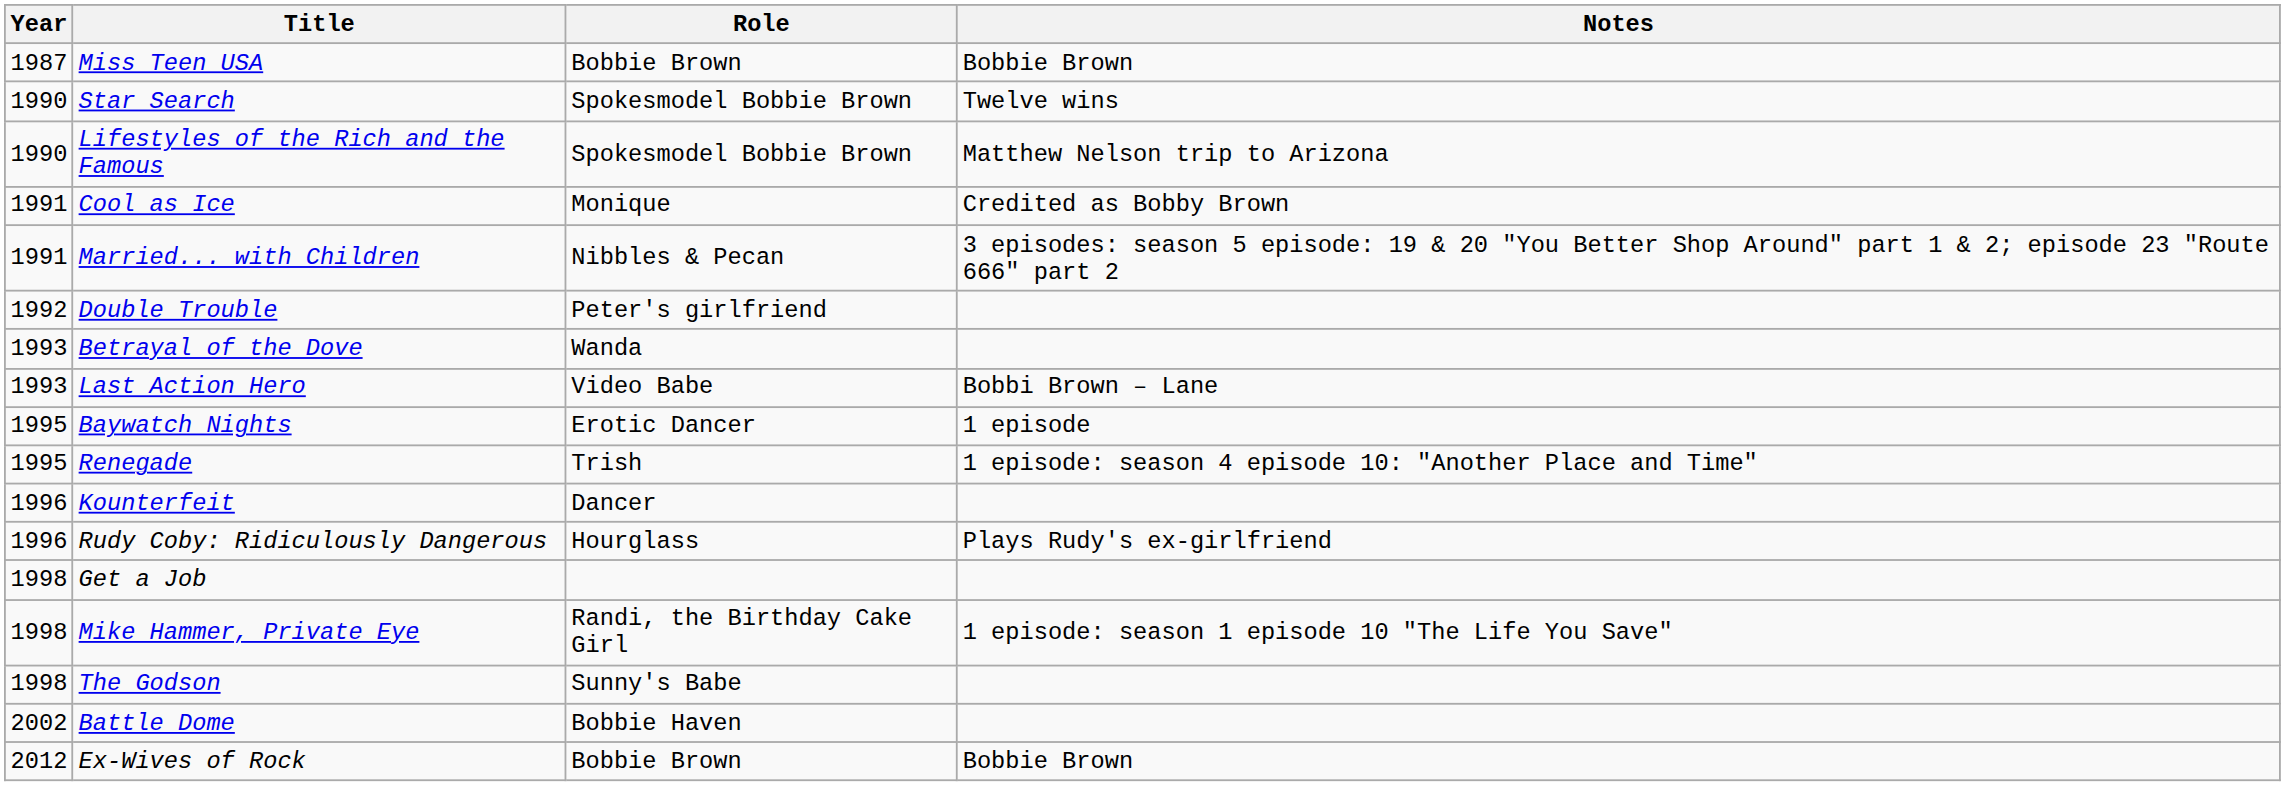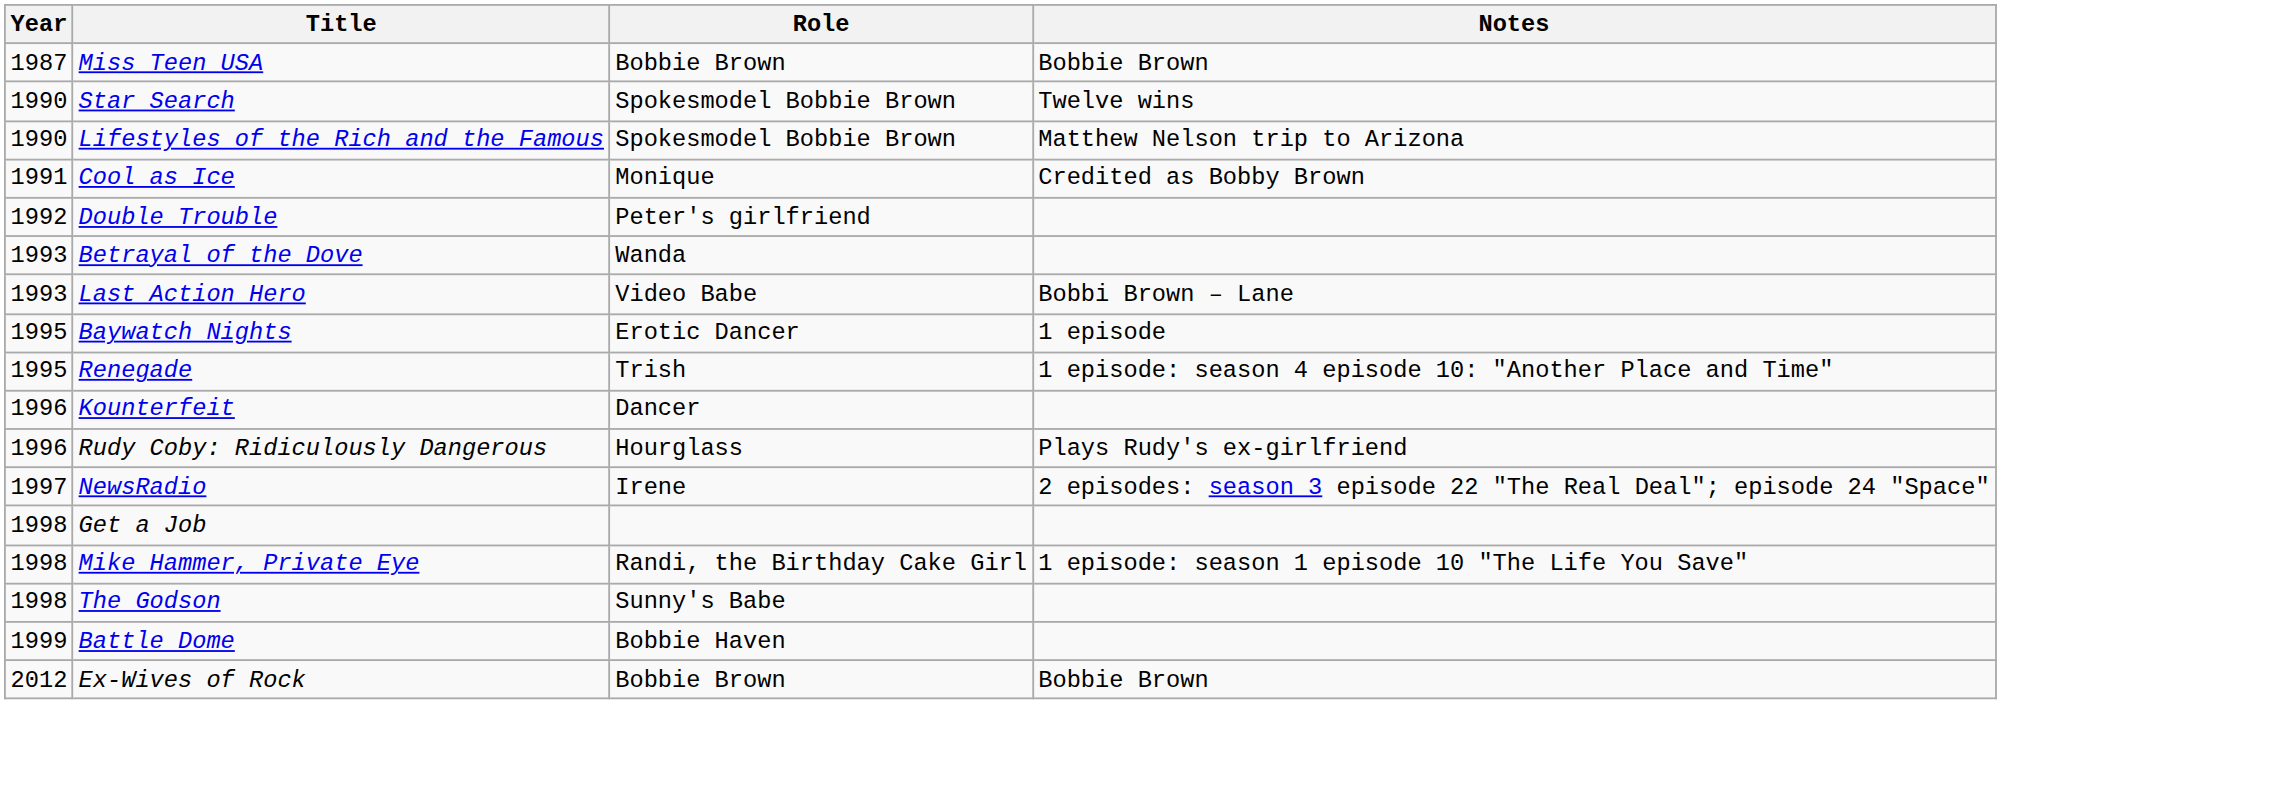- row: (249, 258)
+ row: (143, 487)
(39, 723) 2002 -> (39, 641) 1999
